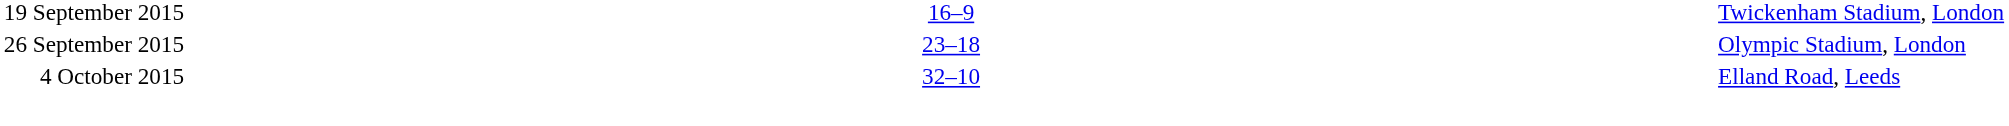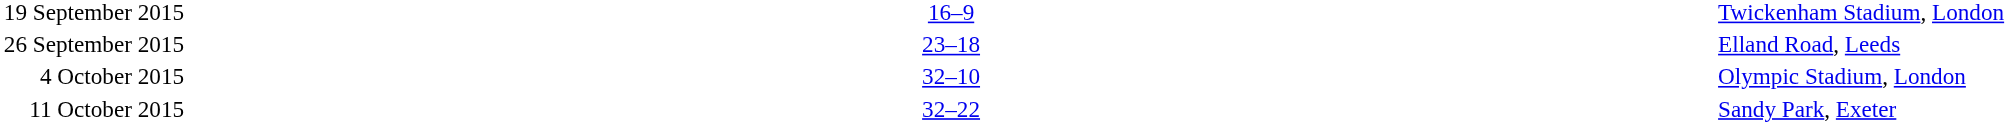(1842, 44) Olympic Stadium, London -> (1809, 44) Elland Road, Leeds
(1809, 76) Elland Road, Leeds -> (1842, 76) Olympic Stadium, London
+ row: (107, 109)
